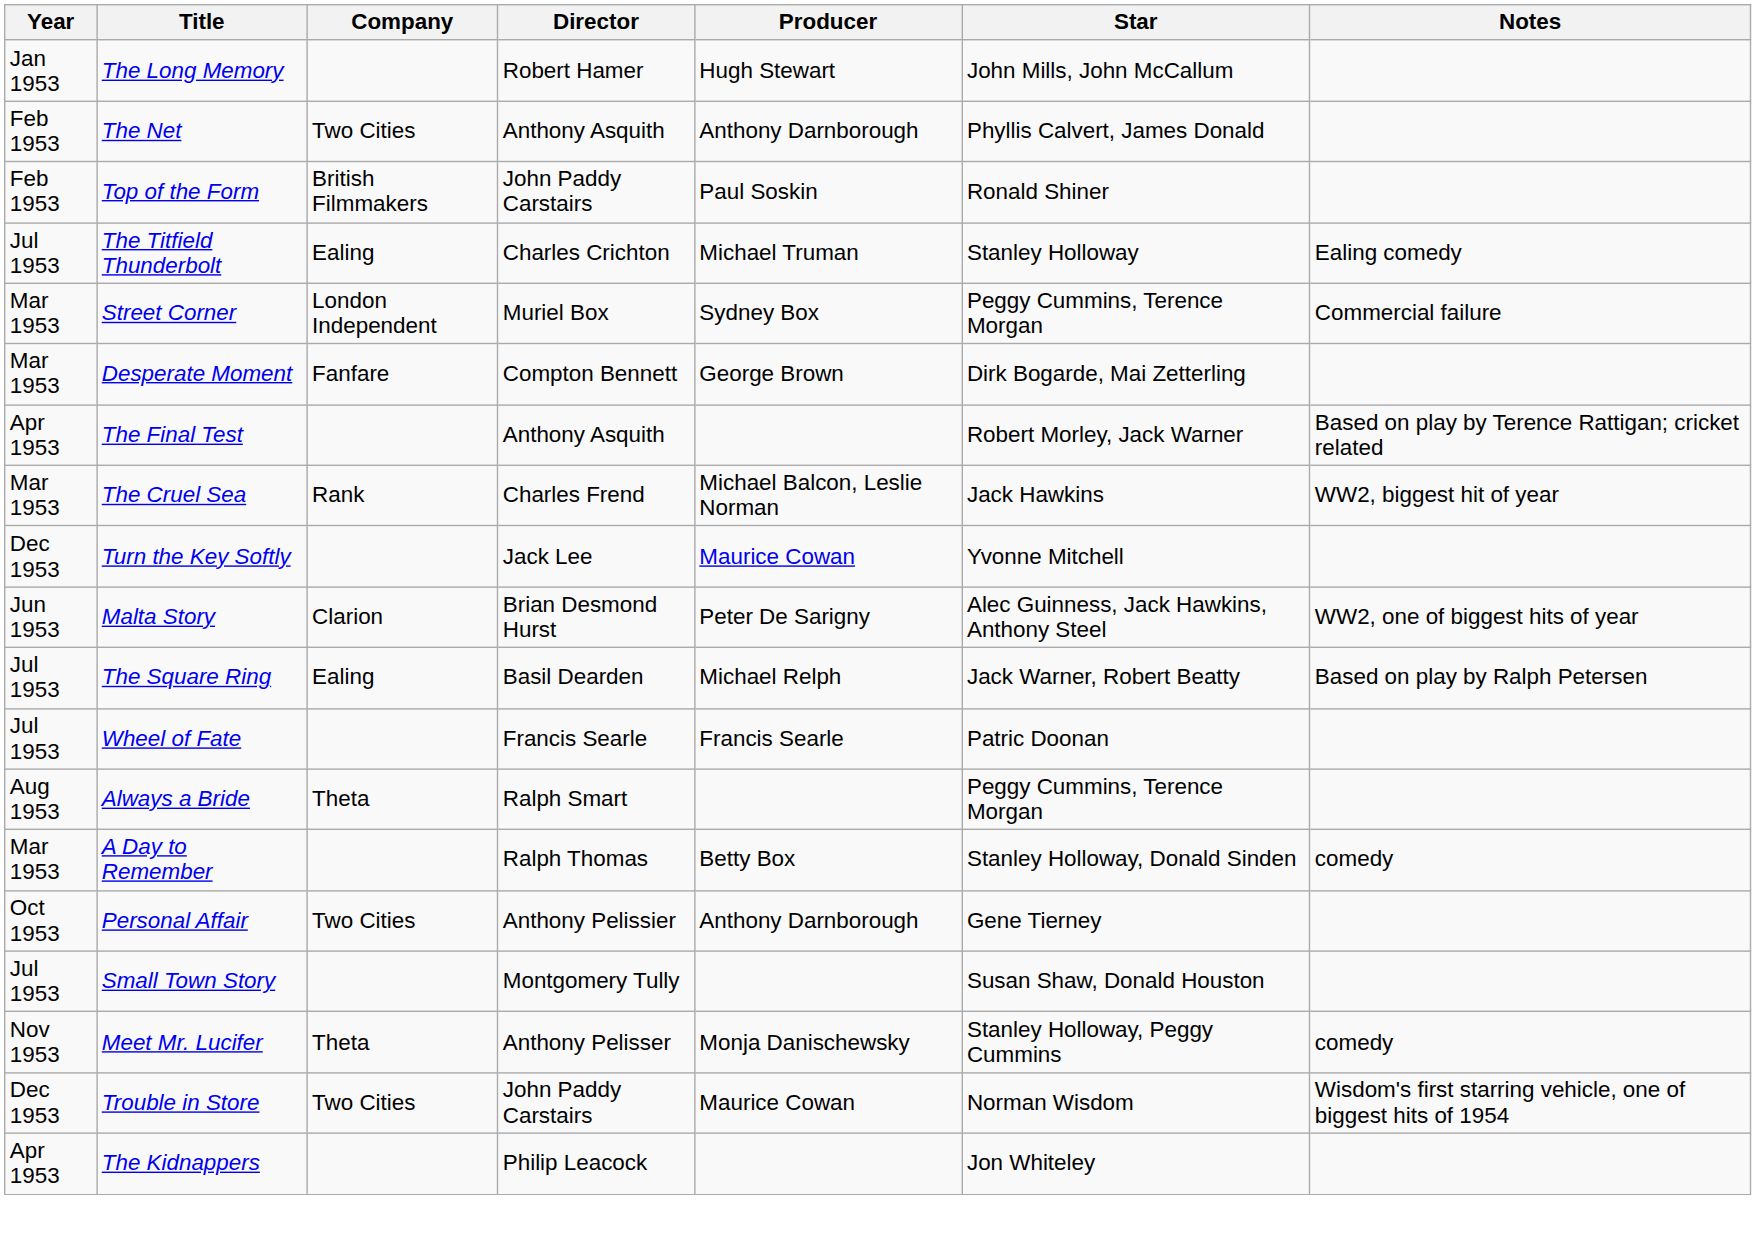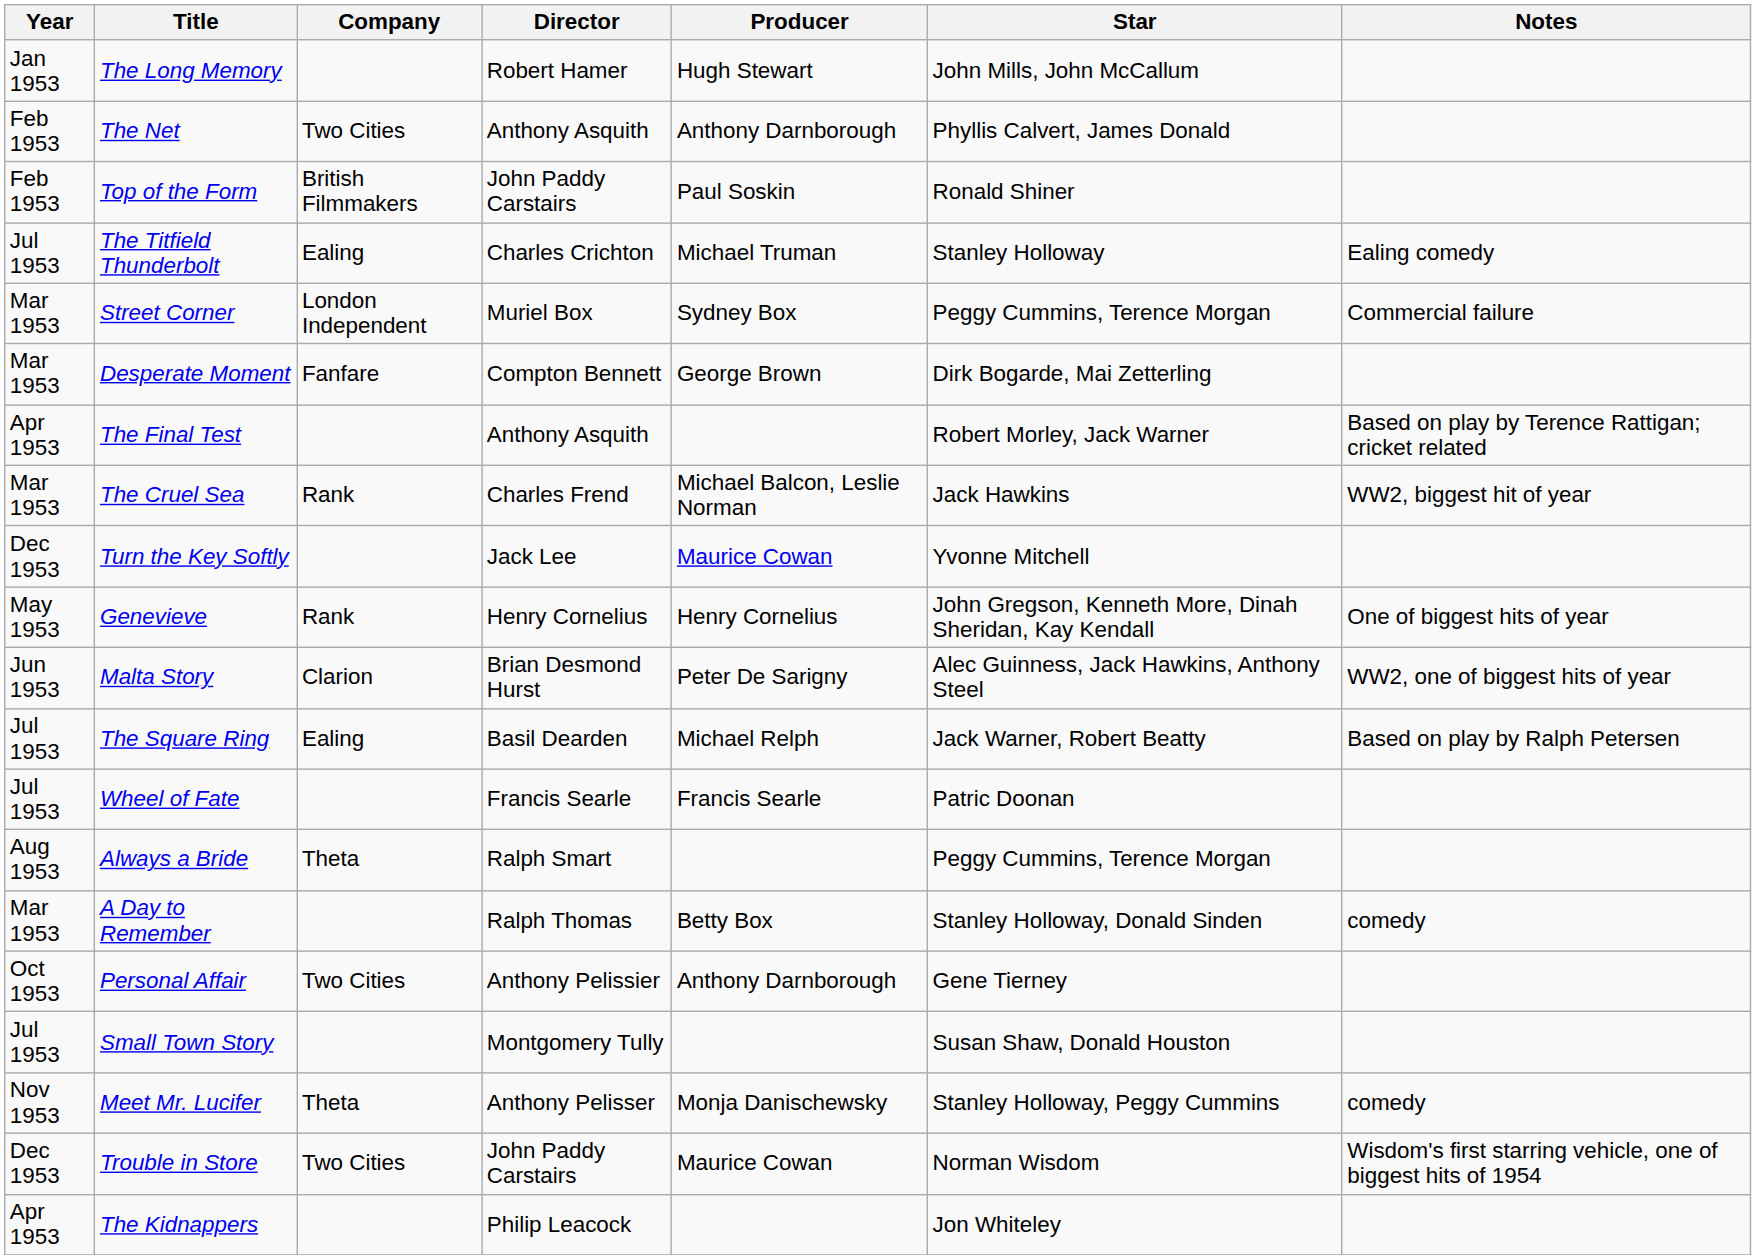+ row: (154, 616)
